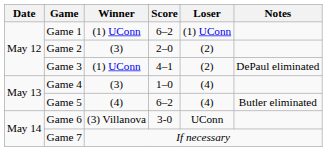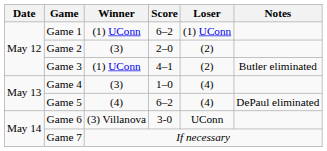(278, 66) DePaul eliminated -> (278, 66) Butler eliminated
(278, 102) Butler eliminated -> (278, 102) DePaul eliminated
